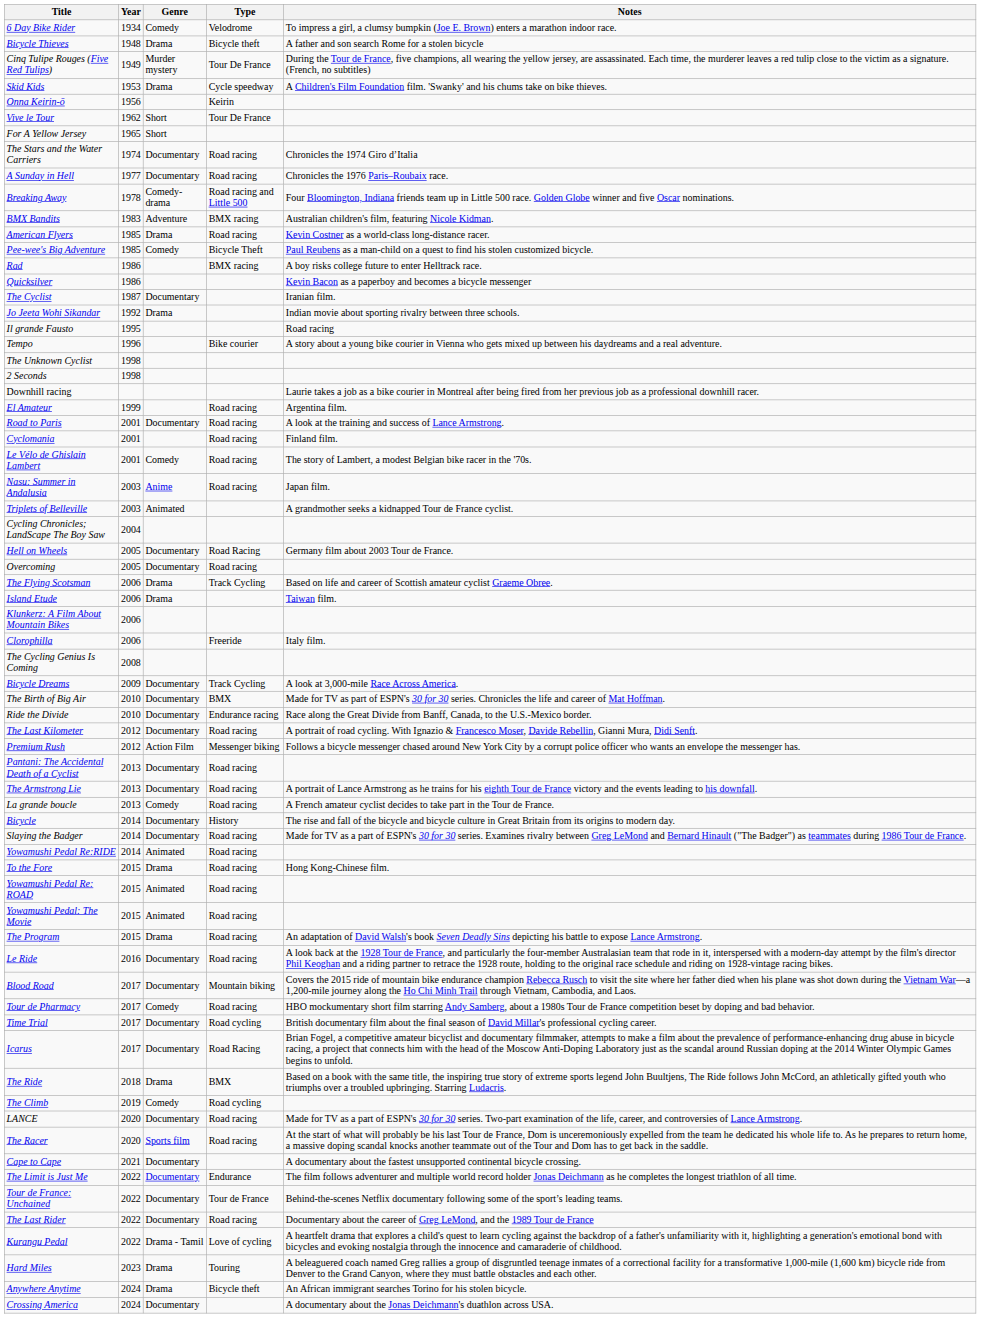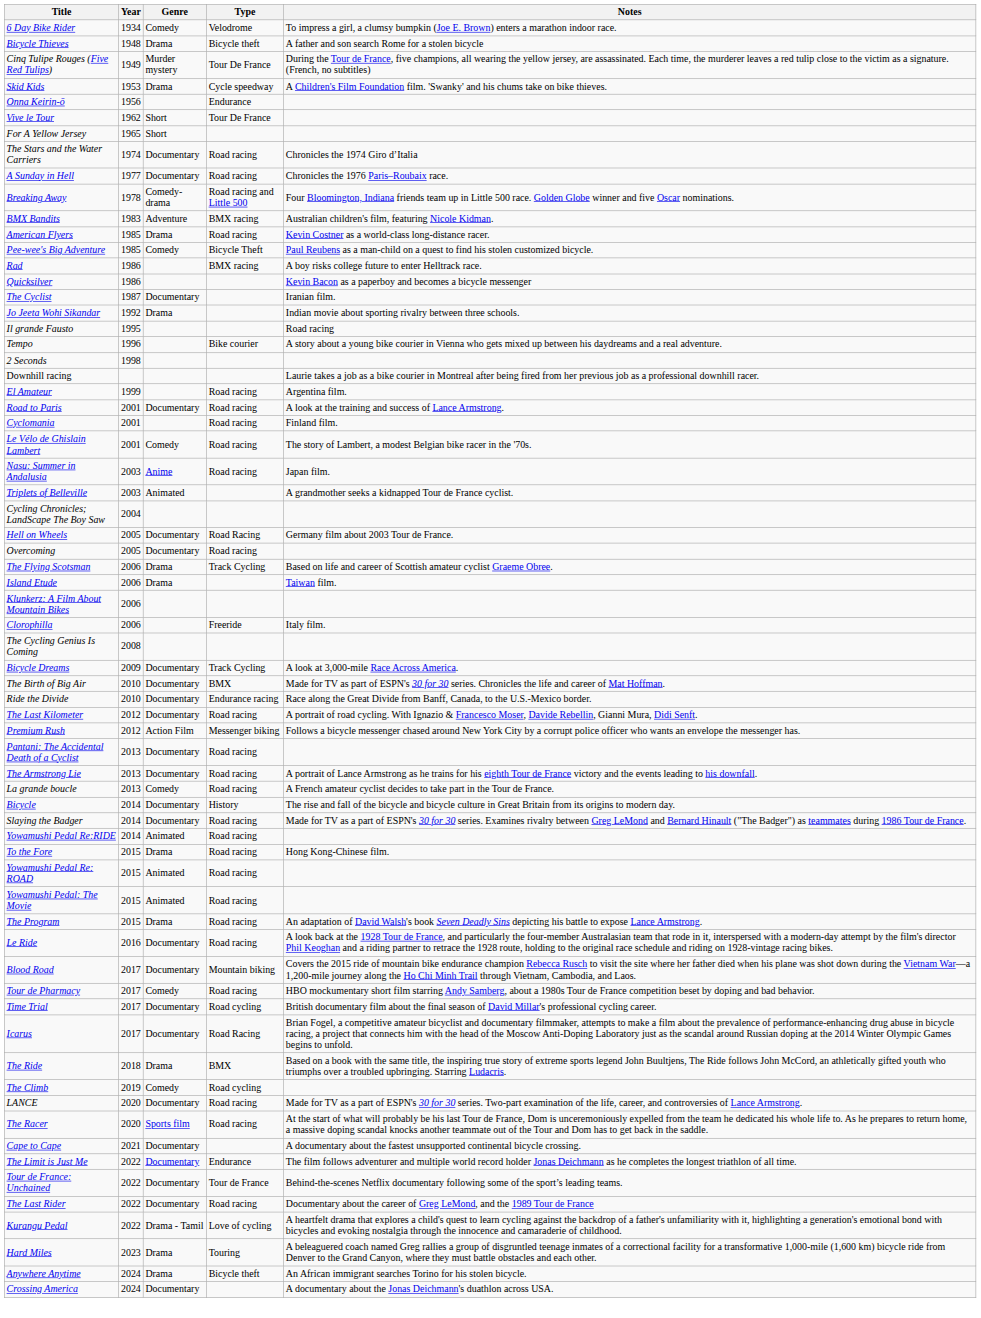(221, 102) Keirin -> (230, 102) Endurance
- row: (49, 360)
